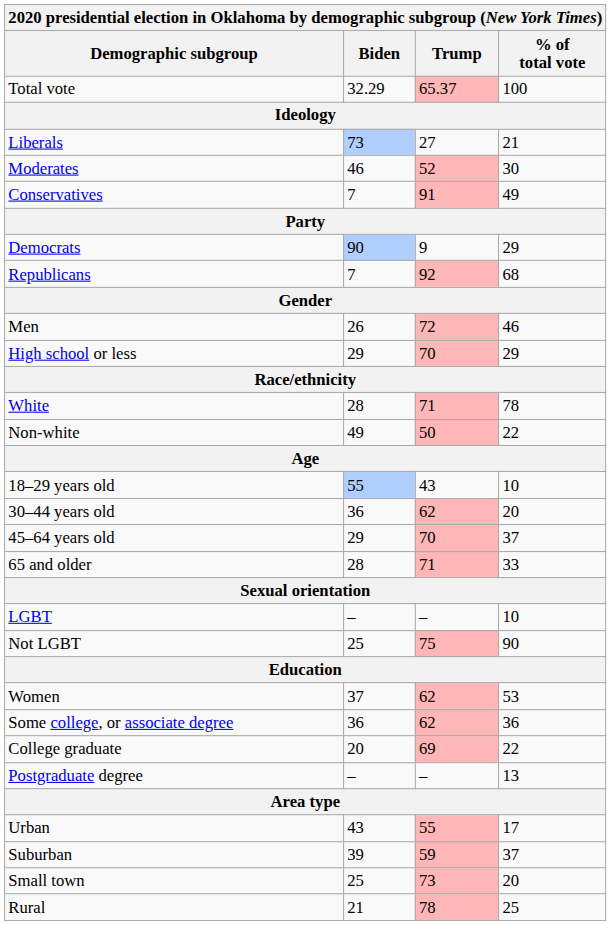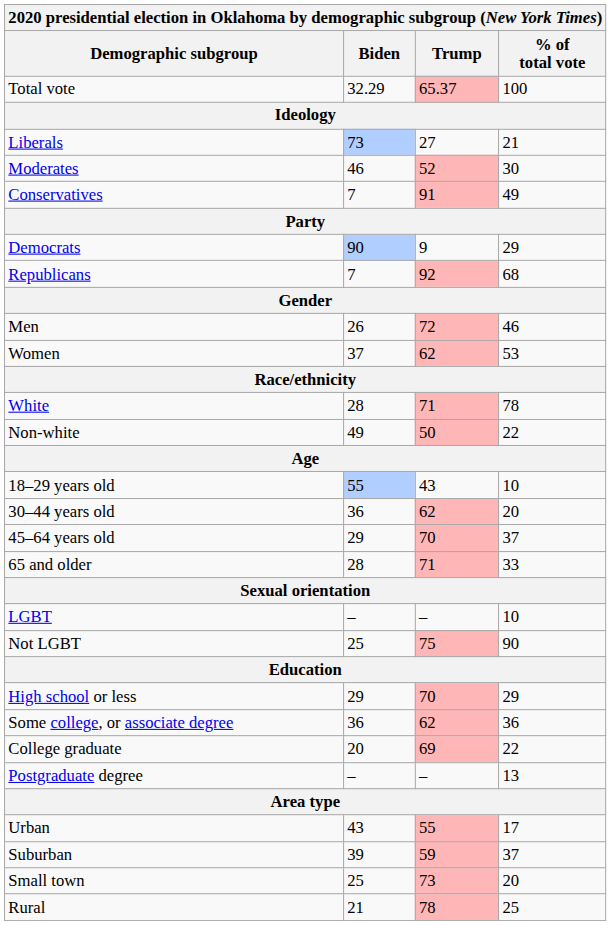rows swapped: (34, 696) <-> (72, 353)
